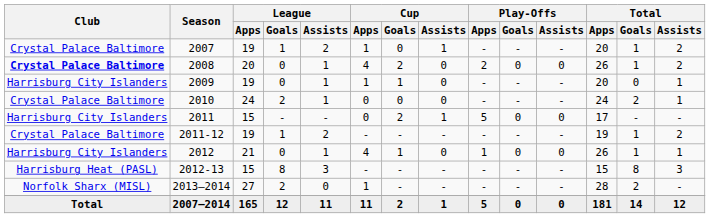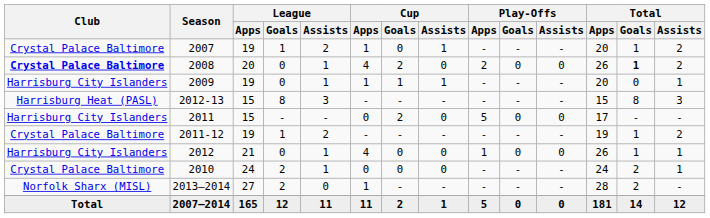(636, 65) normal -> (636, 65) bold
(444, 83) 0 -> (444, 83) 1
rows swapped: (201, 100) <-> (201, 169)
(444, 117) 1 -> (444, 117) 0
(400, 152) 1 -> (400, 152) 0
